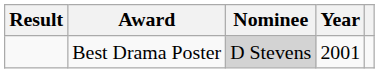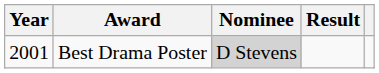columns swapped: (340, 20) <-> (36, 20)
